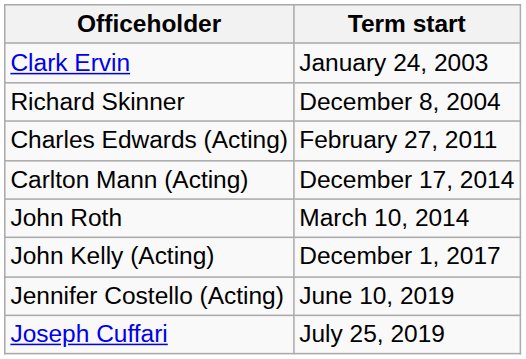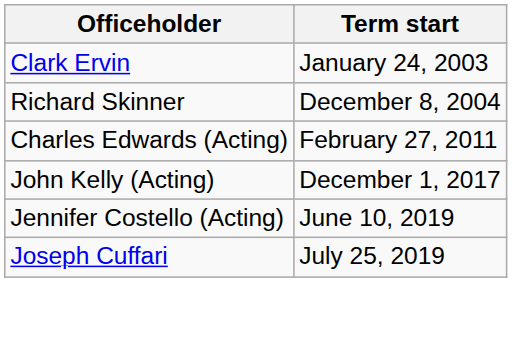- row: (129, 179)
- row: (66, 218)
